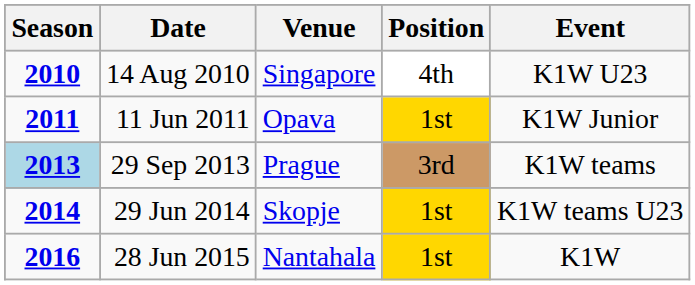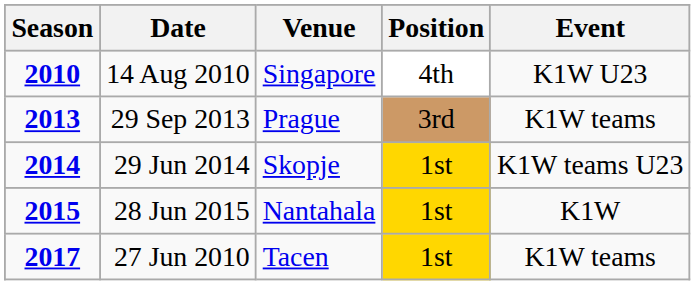- row: (183, 119)
(52, 165) lightblue background -> (52, 119) no background
(52, 256) 2016 -> (52, 211) 2015
+ row: (182, 256)
